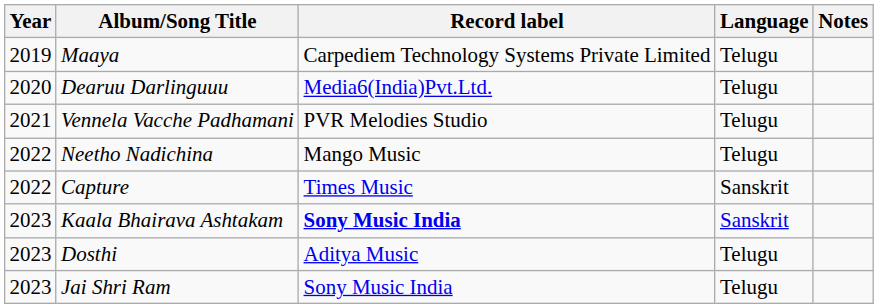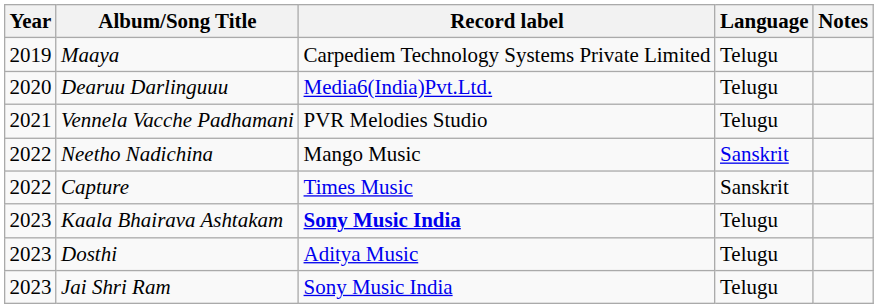(749, 154) Telugu -> (754, 154) Sanskrit
(754, 220) Sanskrit -> (749, 220) Telugu
